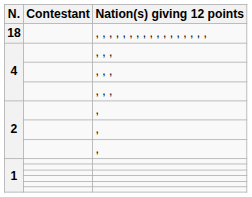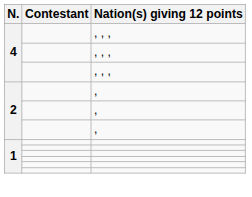- row: (14, 33)
